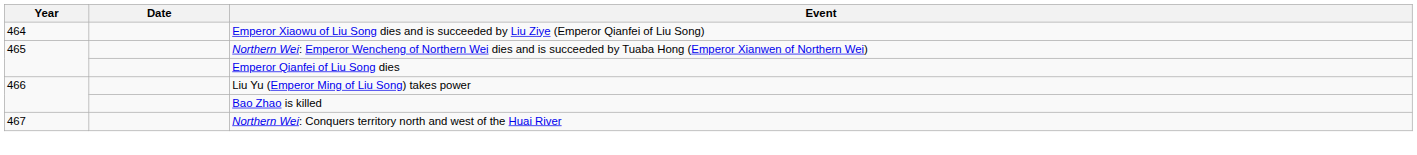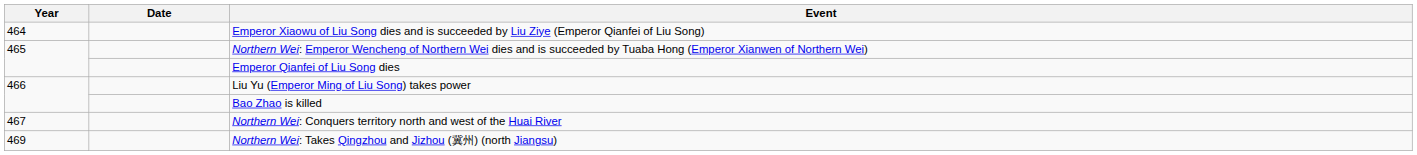+ row: (395, 140)
